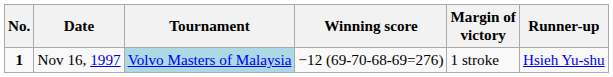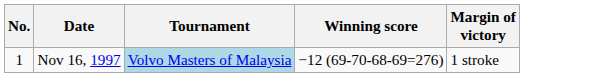- column: (564, 26)
(19, 60) bold -> (19, 60) normal
